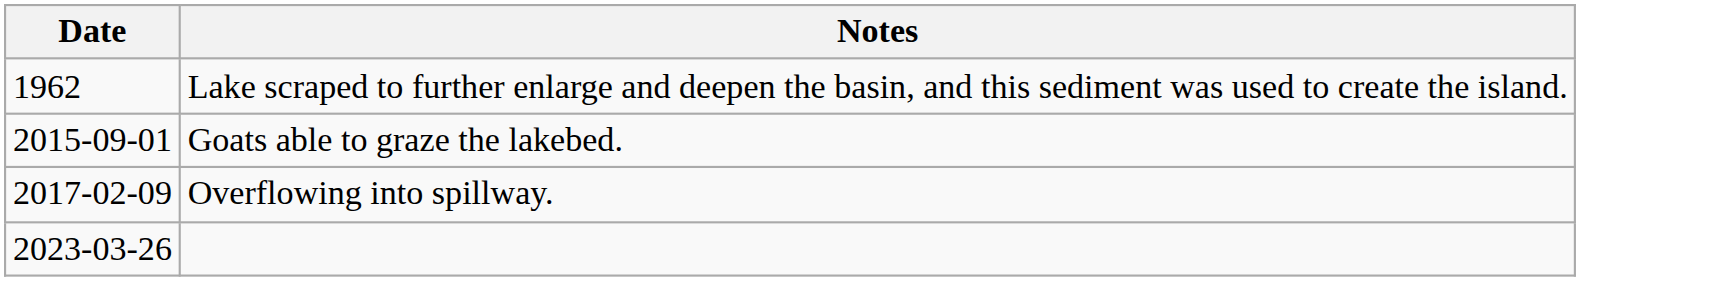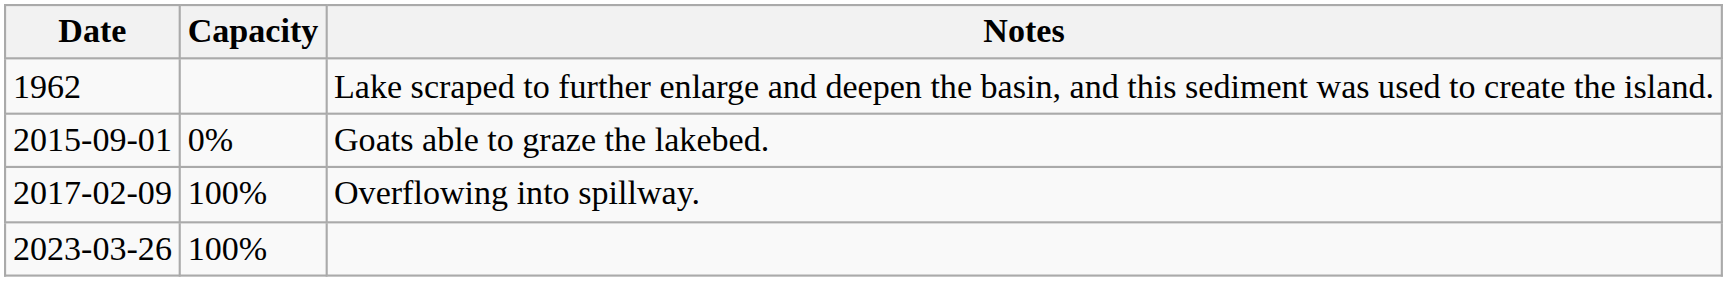+ column: (253, 31)
